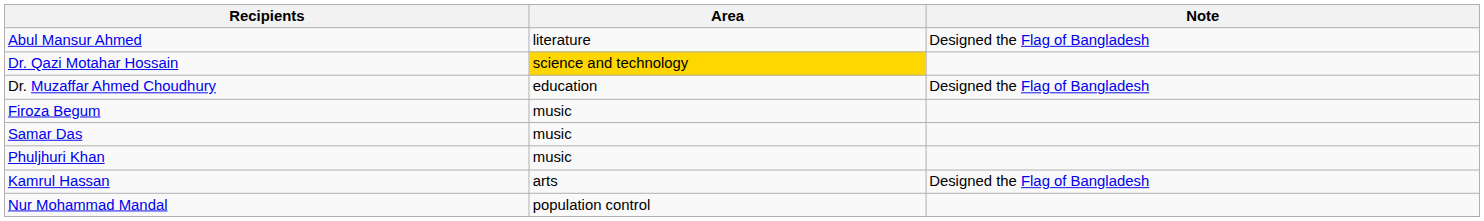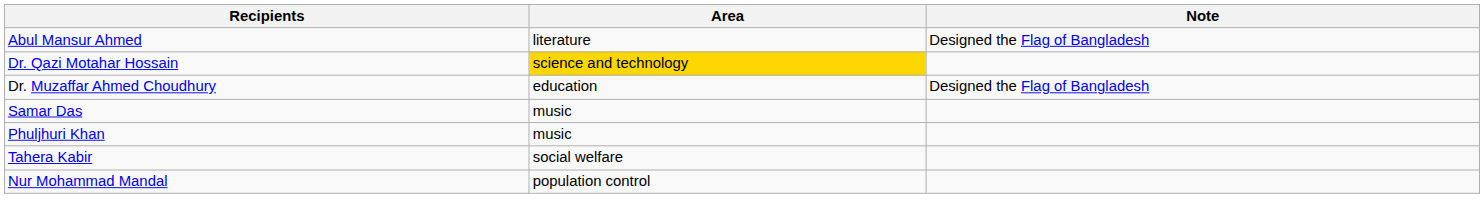- row: (54, 110)
- row: (59, 181)
+ row: (50, 157)
